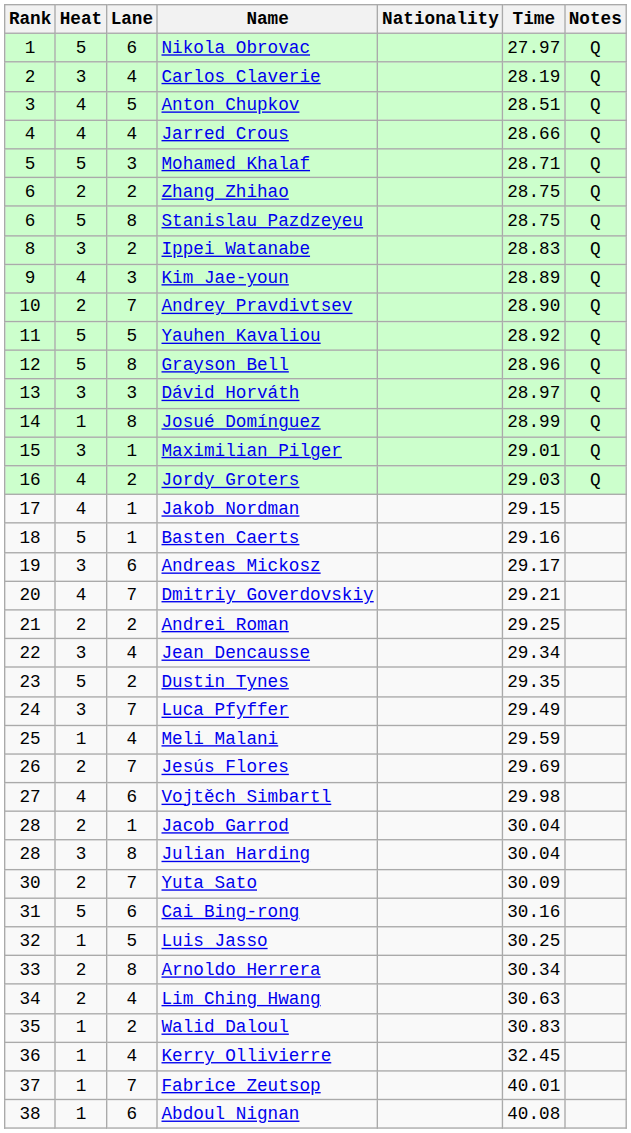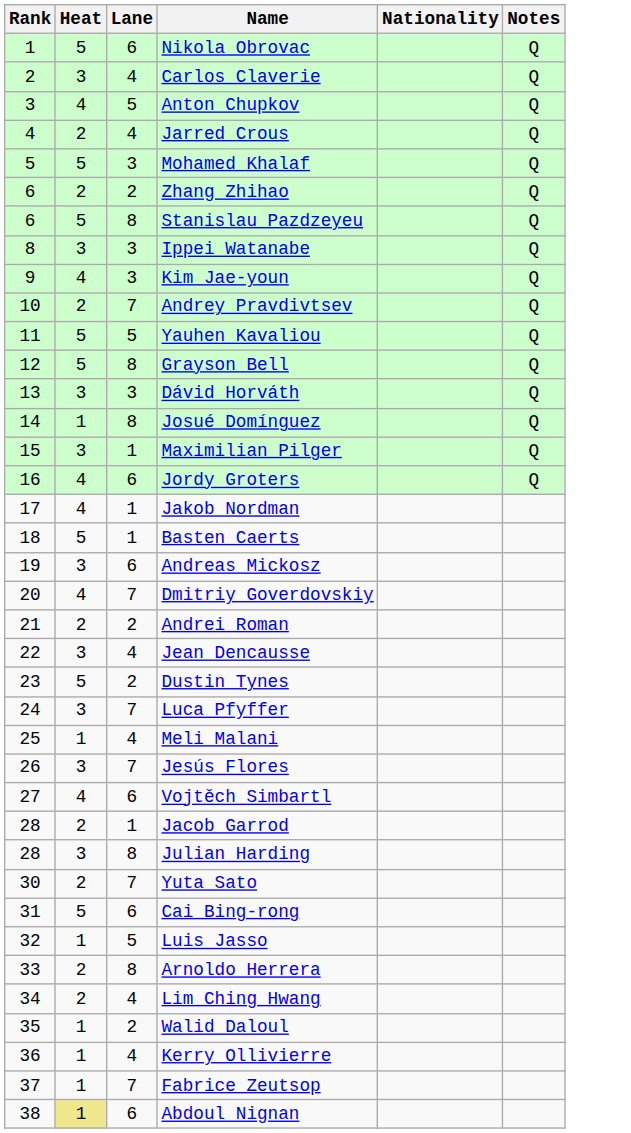- column: (534, 19)
(81, 134) 4 -> (81, 134) 2
(132, 250) 2 -> (132, 250) 3
(132, 480) 2 -> (132, 480) 6
(81, 768) 2 -> (81, 768) 3
(81, 1114) no background -> (81, 1114) khaki background
